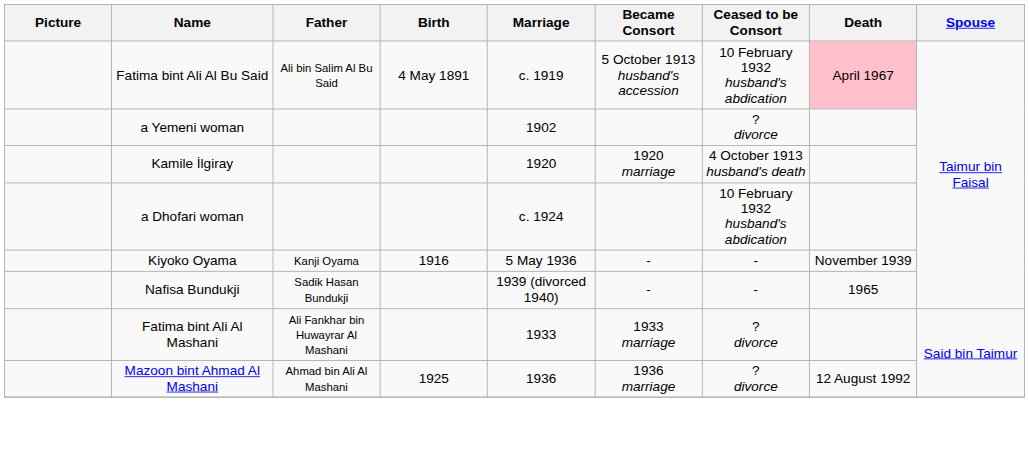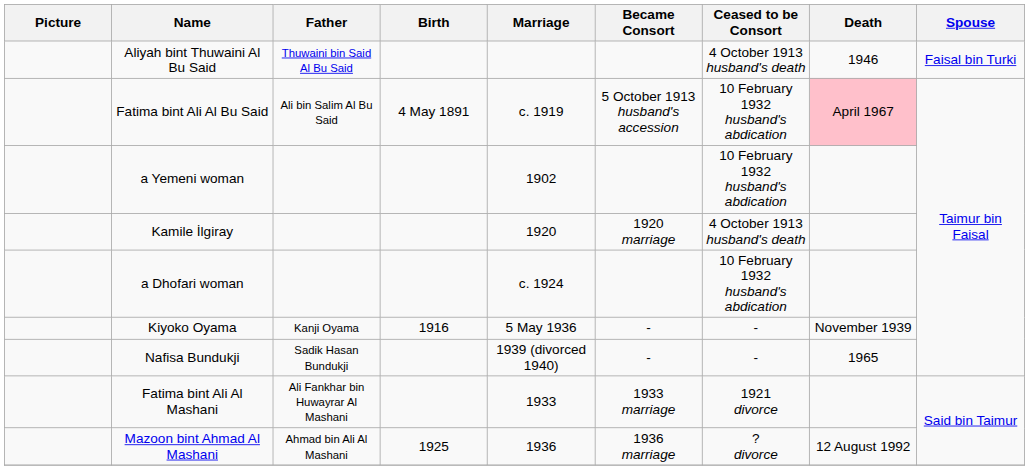+ row: (192, 59)
(756, 127) ? divorce -> (756, 179) 10 February 1932 husband's abdication
(756, 334) ? divorce -> (756, 402) 1921 divorce
